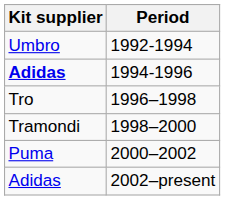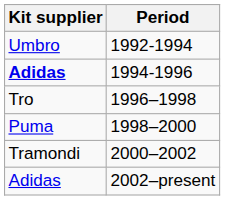(44, 126) Tramondi -> (31, 126) Puma
(31, 153) Puma -> (44, 153) Tramondi
